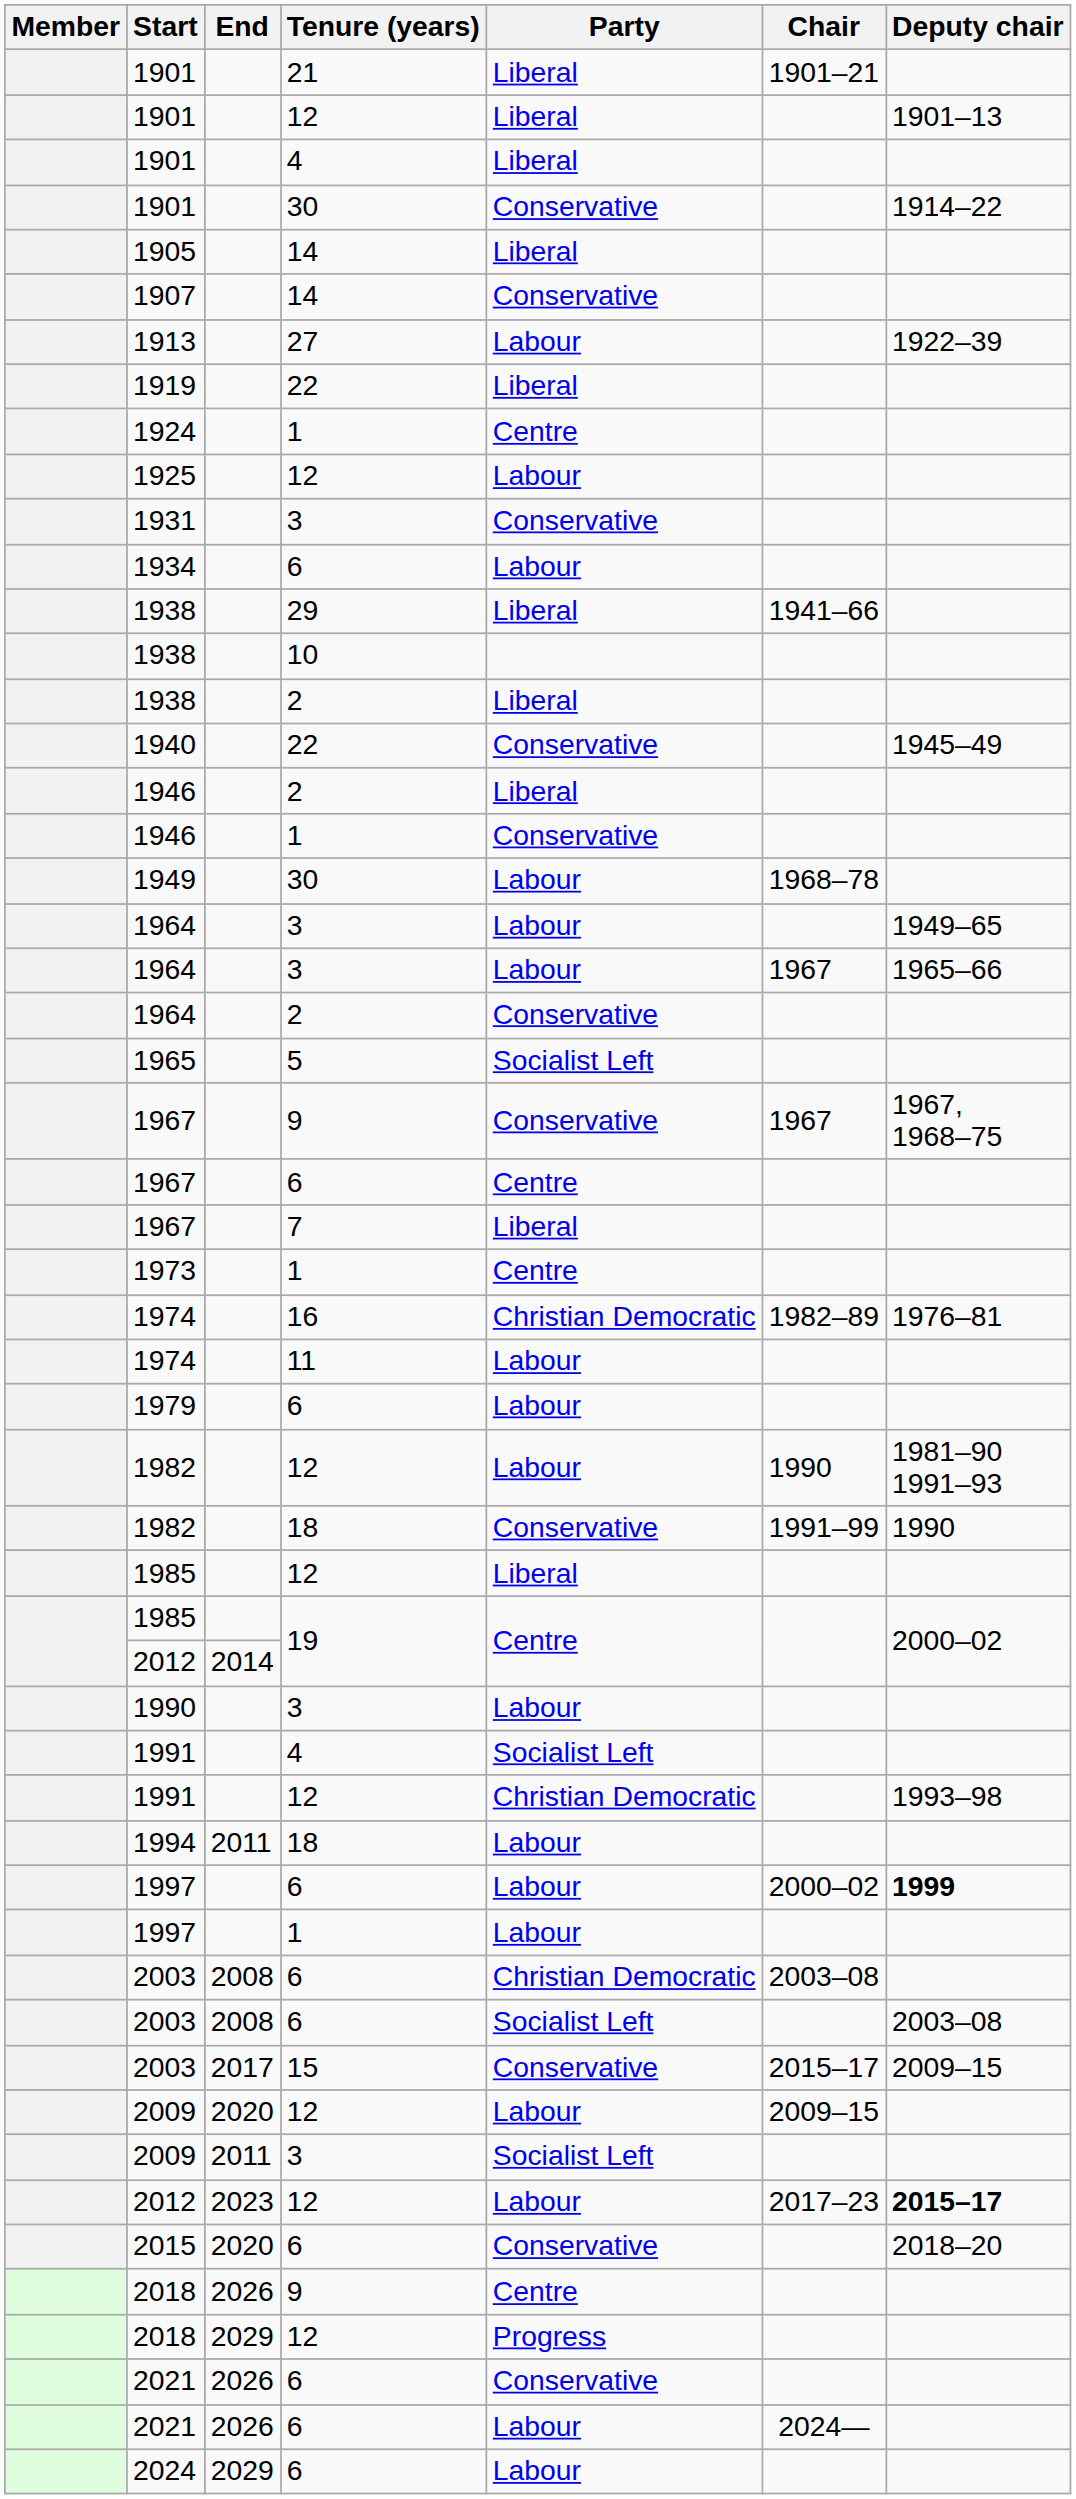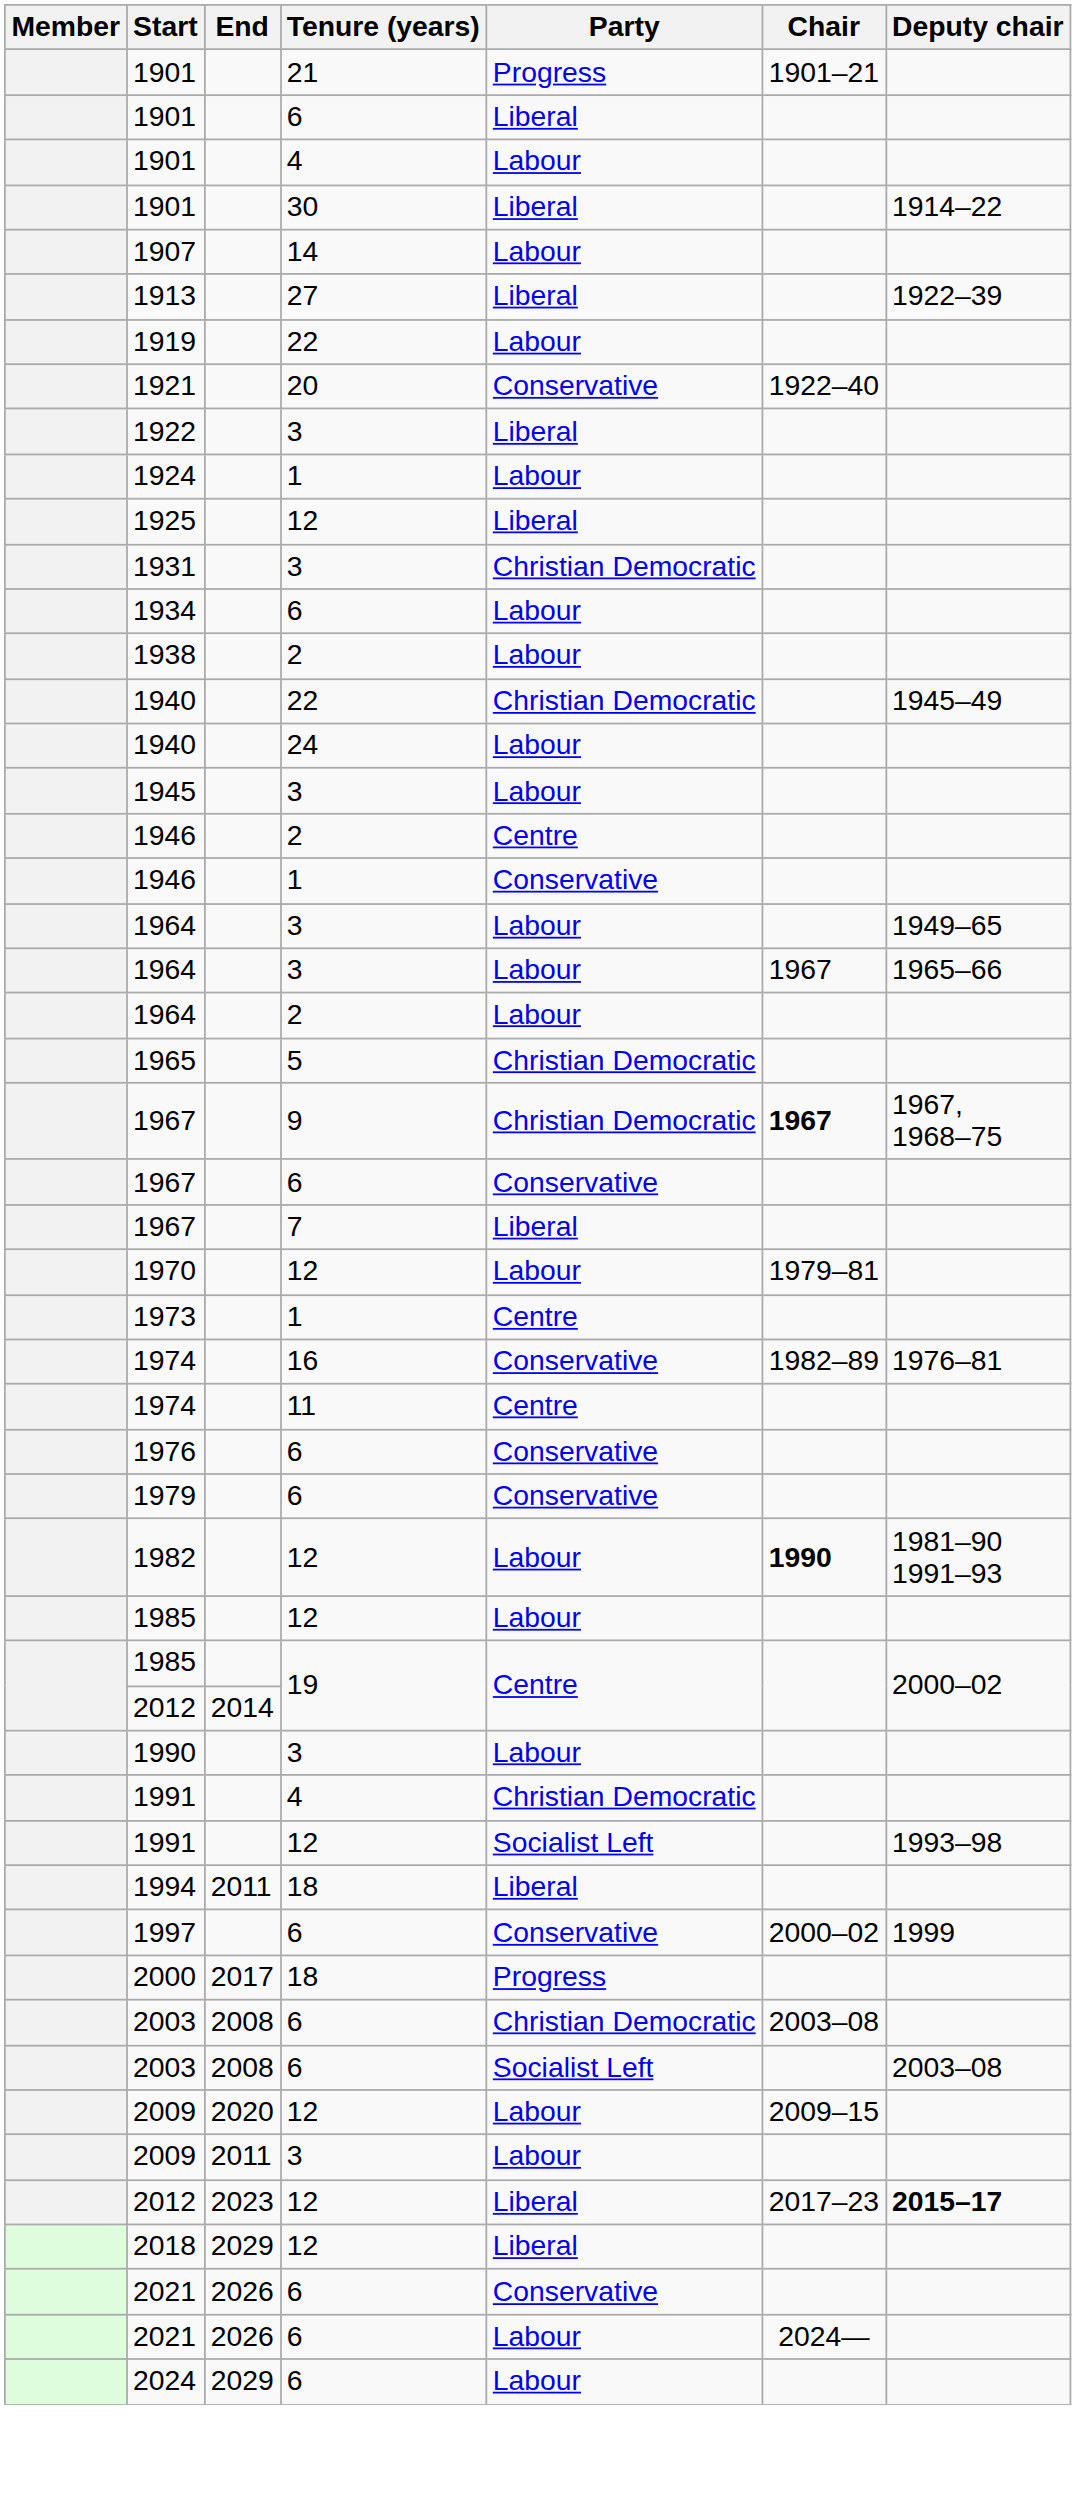(535, 71) Liberal -> (549, 71) Progress
- row: (165, 116)
+ row: (165, 116)
(535, 161) Liberal -> (537, 161) Labour
(575, 206) Conservative -> (535, 206) Liberal
- row: (165, 251)
(575, 296) Conservative -> (537, 251) Labour
(537, 341) Labour -> (535, 296) Liberal
(535, 386) Liberal -> (537, 341) Labour
+ row: (165, 386)
+ row: (165, 431)
(535, 431) Centre -> (537, 476) Labour
(537, 476) Labour -> (535, 521) Liberal
(575, 521) Conservative -> (624, 565) Christian Democratic
- row: (165, 610)
- row: (165, 655)
(535, 700) Liberal -> (537, 655) Labour
(575, 745) Conservative -> (624, 700) Christian Democratic
+ row: (165, 745)
+ row: (165, 790)
(535, 790) Liberal -> (535, 835) Centre
- row: (165, 880)
(575, 1015) Conservative -> (537, 1015) Labour
(573, 1059) Socialist Left -> (624, 1059) Christian Democratic
(575, 1120) Conservative -> (624, 1120) Christian Democratic
(800, 1120) normal -> (800, 1120) bold
(535, 1181) Centre -> (575, 1181) Conservative
+ row: (165, 1271)
(624, 1316) Christian Democratic -> (575, 1361) Conservative
(537, 1361) Labour -> (535, 1406) Centre
+ row: (165, 1451)
(537, 1406) Labour -> (575, 1496) Conservative
(800, 1467) normal -> (800, 1556) bold
- row: (165, 1527)
(535, 1572) Liberal -> (537, 1617) Labour
(573, 1752) Socialist Left -> (624, 1797) Christian Democratic
(624, 1797) Christian Democratic -> (573, 1842) Socialist Left
(537, 1842) Labour -> (535, 1887) Liberal
(537, 1887) Labour -> (575, 1932) Conservative
(924, 1887) bold -> (924, 1932) normal
- row: (165, 1932)
+ row: (165, 1977)
- row: (165, 2066)
(573, 2156) Socialist Left -> (537, 2156) Labour
(537, 2201) Labour -> (535, 2201) Liberal
- row: (165, 2246)
- row: (165, 2291)
(549, 2336) Progress -> (535, 2246) Liberal
